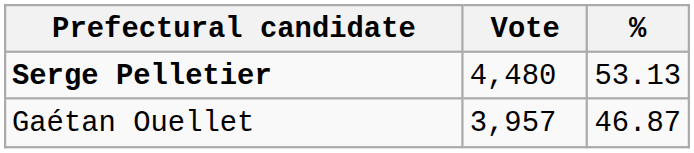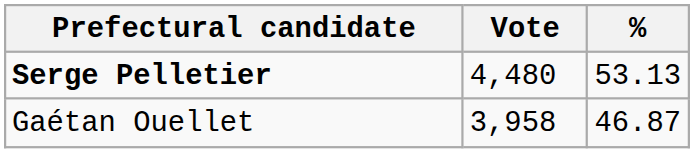(513, 123) 3,957 -> (513, 123) 3,958
